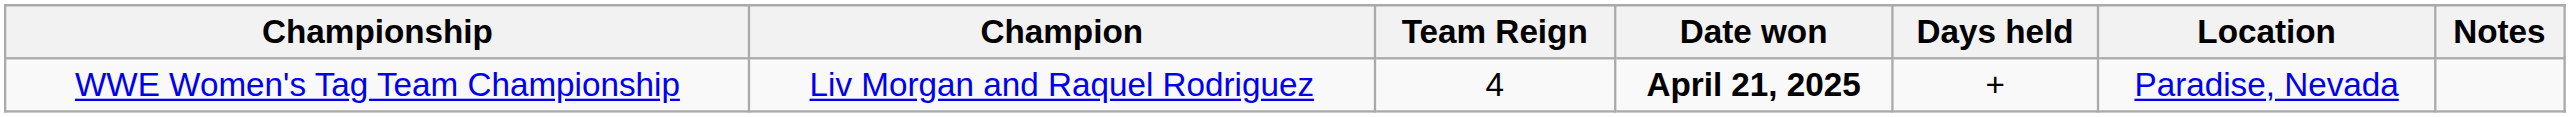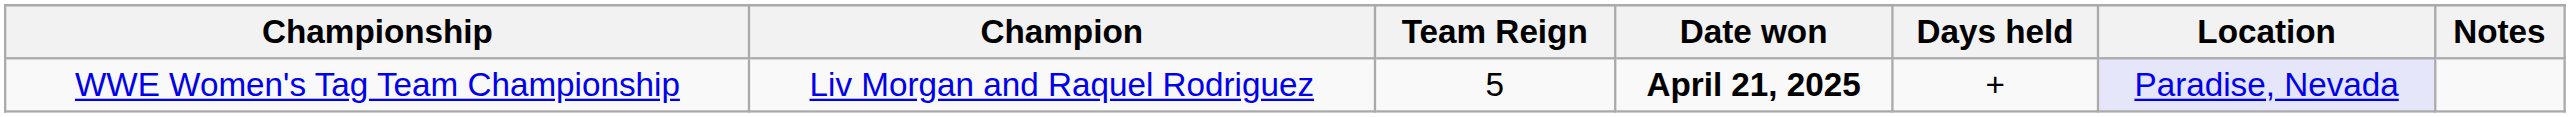(1495, 84) 4 -> (1495, 84) 5
(2267, 84) no background -> (2267, 84) lavender background
